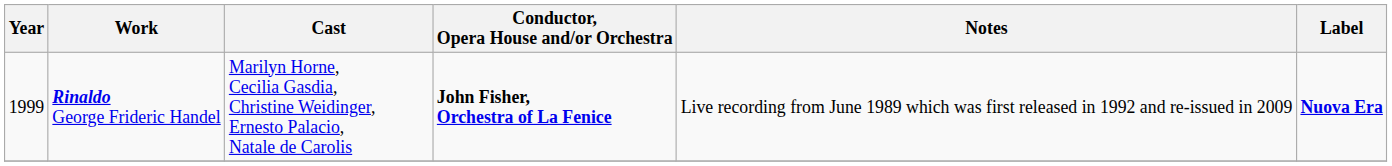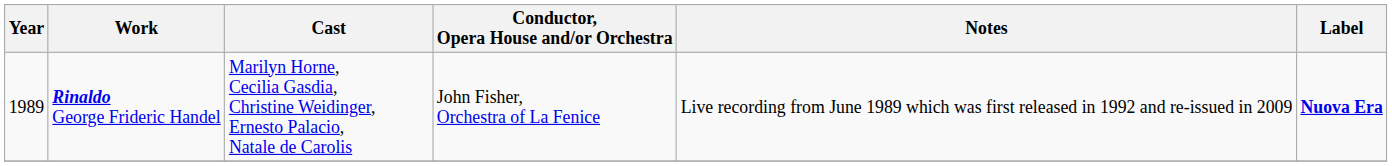(26, 106) 1999 -> (26, 106) 1989
(524, 106) bold -> (518, 106) normal
